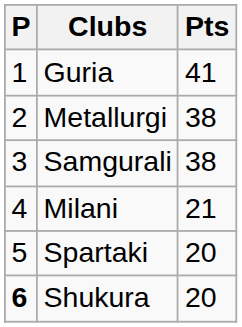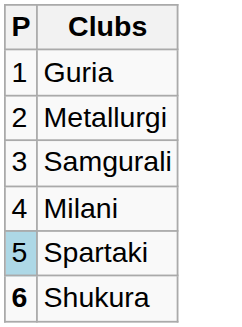- column: (207, 27)
(19, 252) no background -> (19, 252) lightblue background
